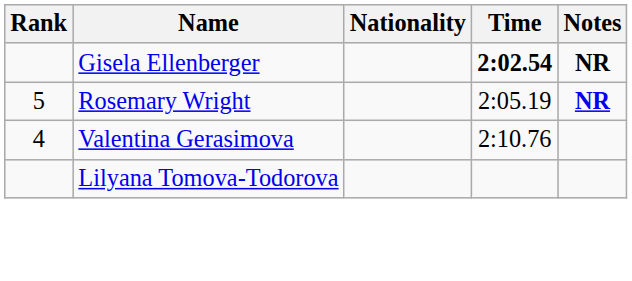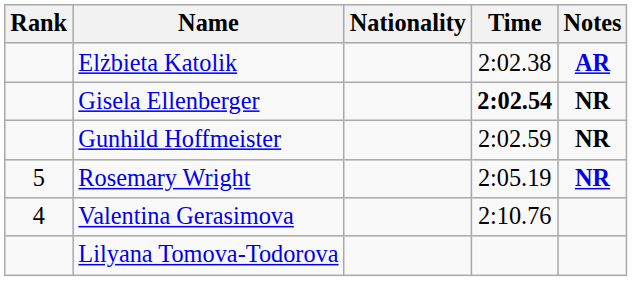+ row: (158, 62)
+ row: (180, 139)
